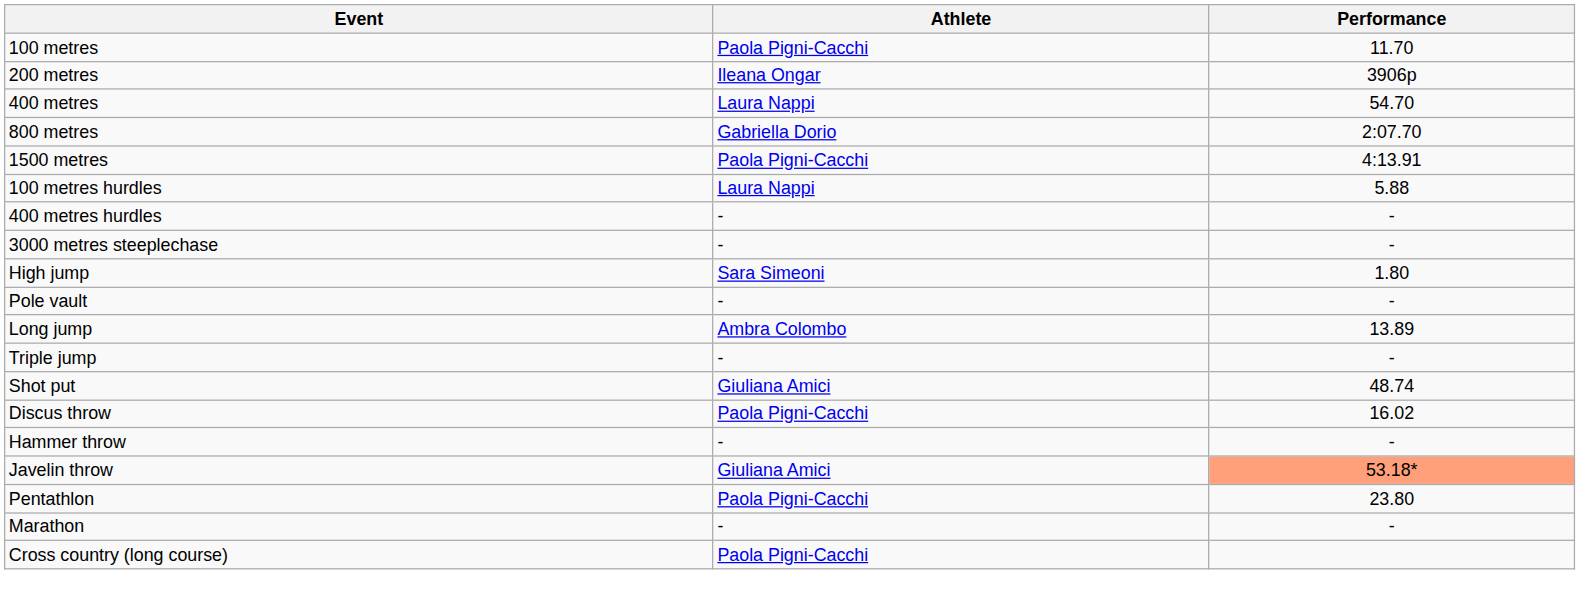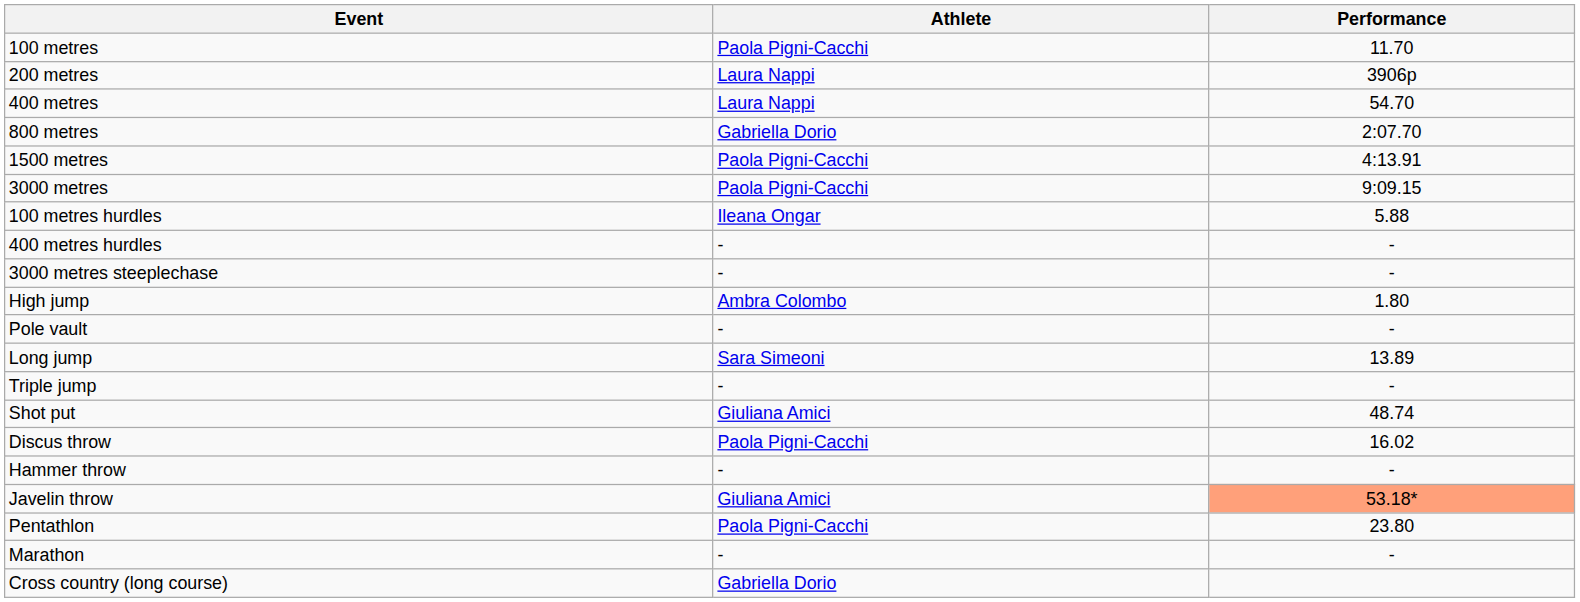(769, 76) Ileana Ongar -> (766, 76) Laura Nappi
+ row: (58, 188)
(766, 188) Laura Nappi -> (769, 217) Ileana Ongar
(771, 273) Sara Simeoni -> (782, 301) Ambra Colombo
(782, 329) Ambra Colombo -> (771, 358) Sara Simeoni
(793, 555) Paola Pigni-Cacchi -> (777, 583) Gabriella Dorio
